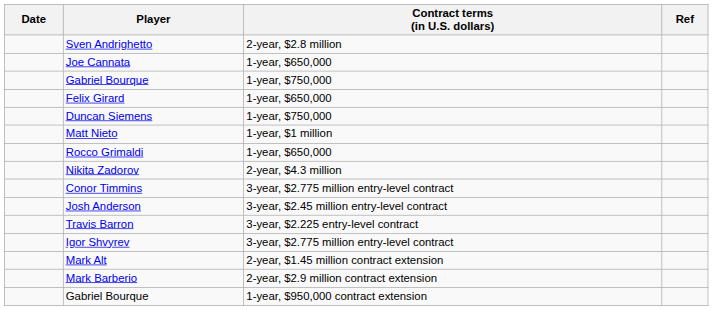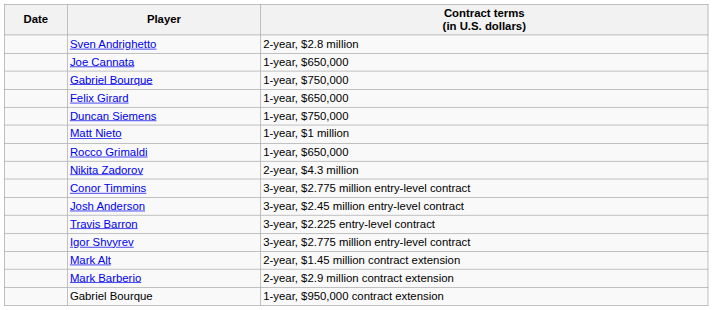- column: (685, 19)
